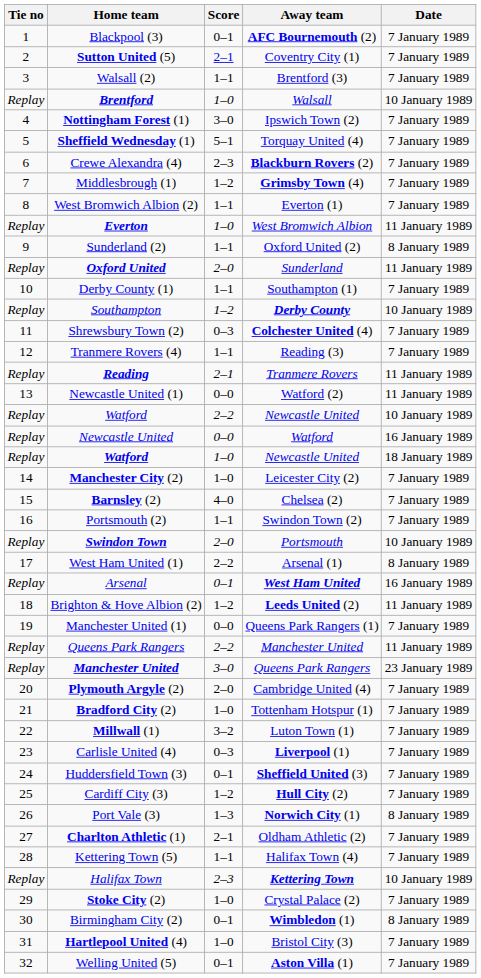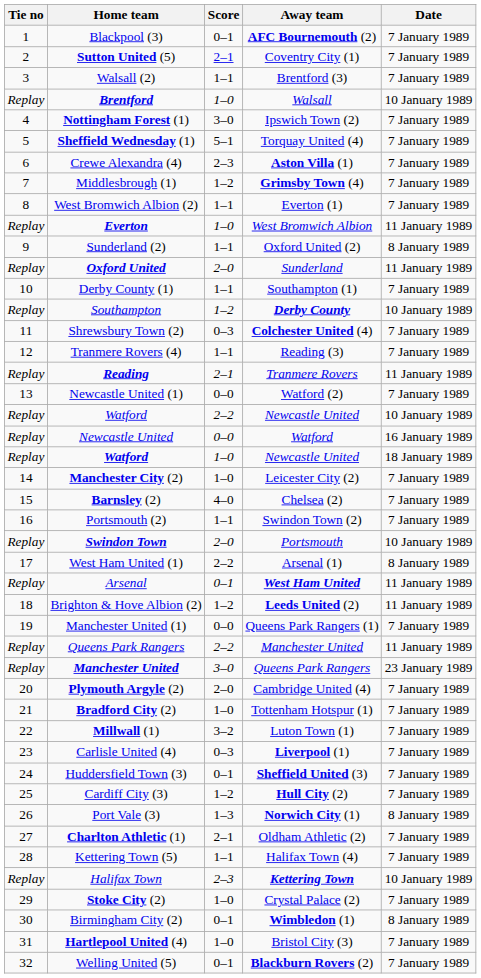(312, 162) Blackburn Rovers (2) -> (312, 162) Aston Villa (1)
(429, 394) 11 January 1989 -> (429, 394) 7 January 1989
(429, 583) 16 January 1989 -> (429, 583) 11 January 1989
(312, 962) Aston Villa (1) -> (312, 962) Blackburn Rovers (2)
